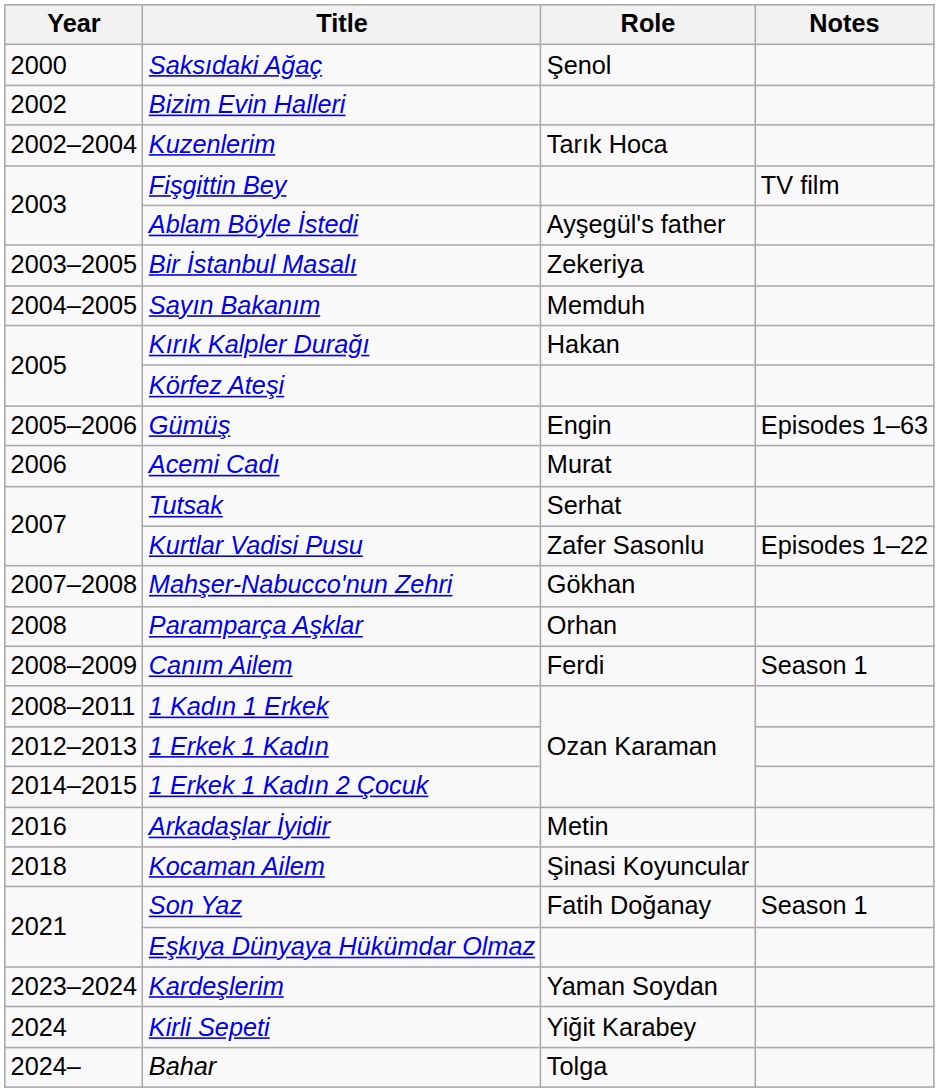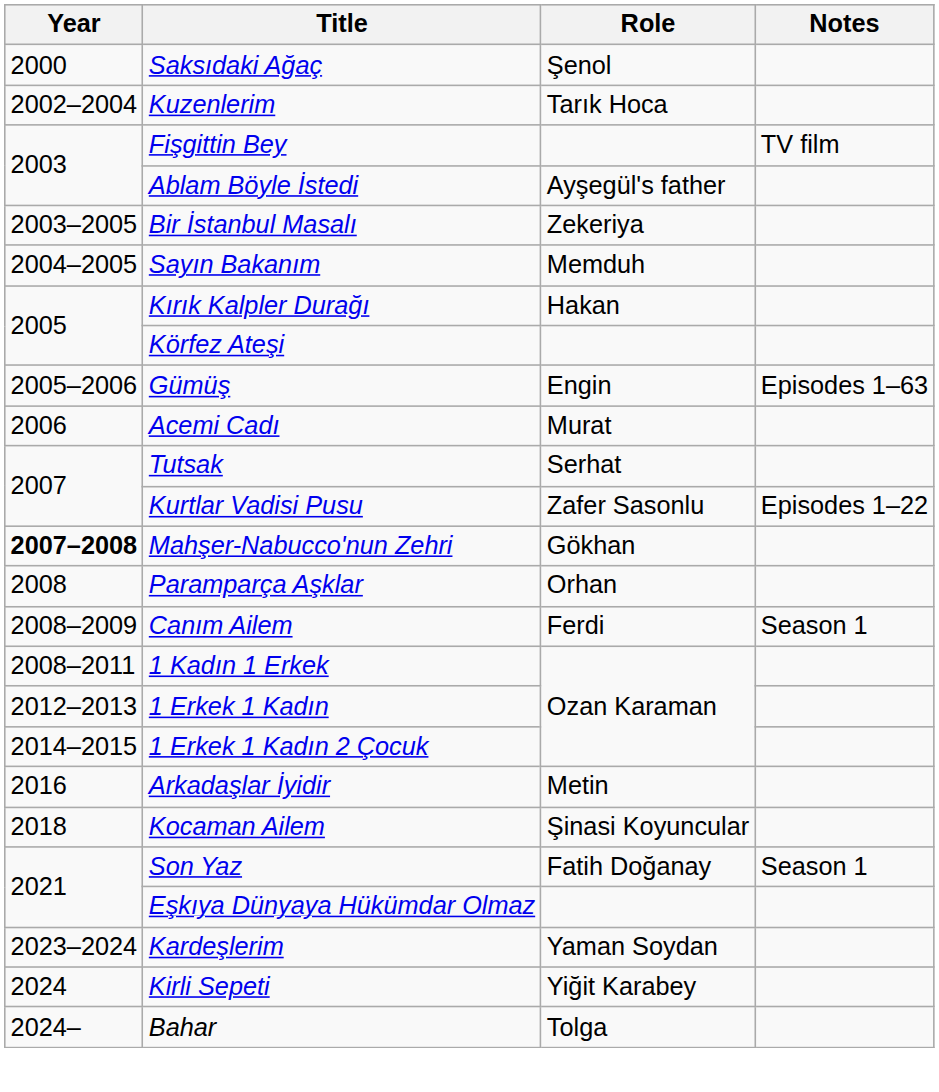- row: (247, 104)
(74, 585) normal -> (74, 545) bold
